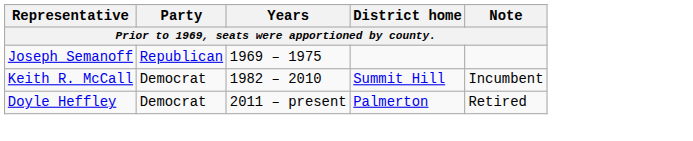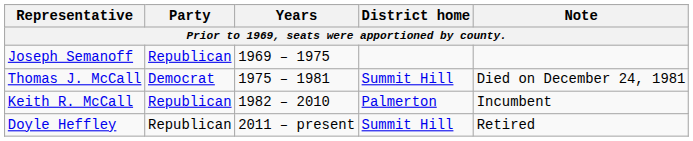+ row: (75, 80)
(173, 80) Democrat -> (190, 102) Republican
(399, 80) Summit Hill -> (399, 102) Palmerton
(173, 102) Democrat -> (190, 125) Republican
(391, 102) Palmerton -> (408, 125) Summit Hill
